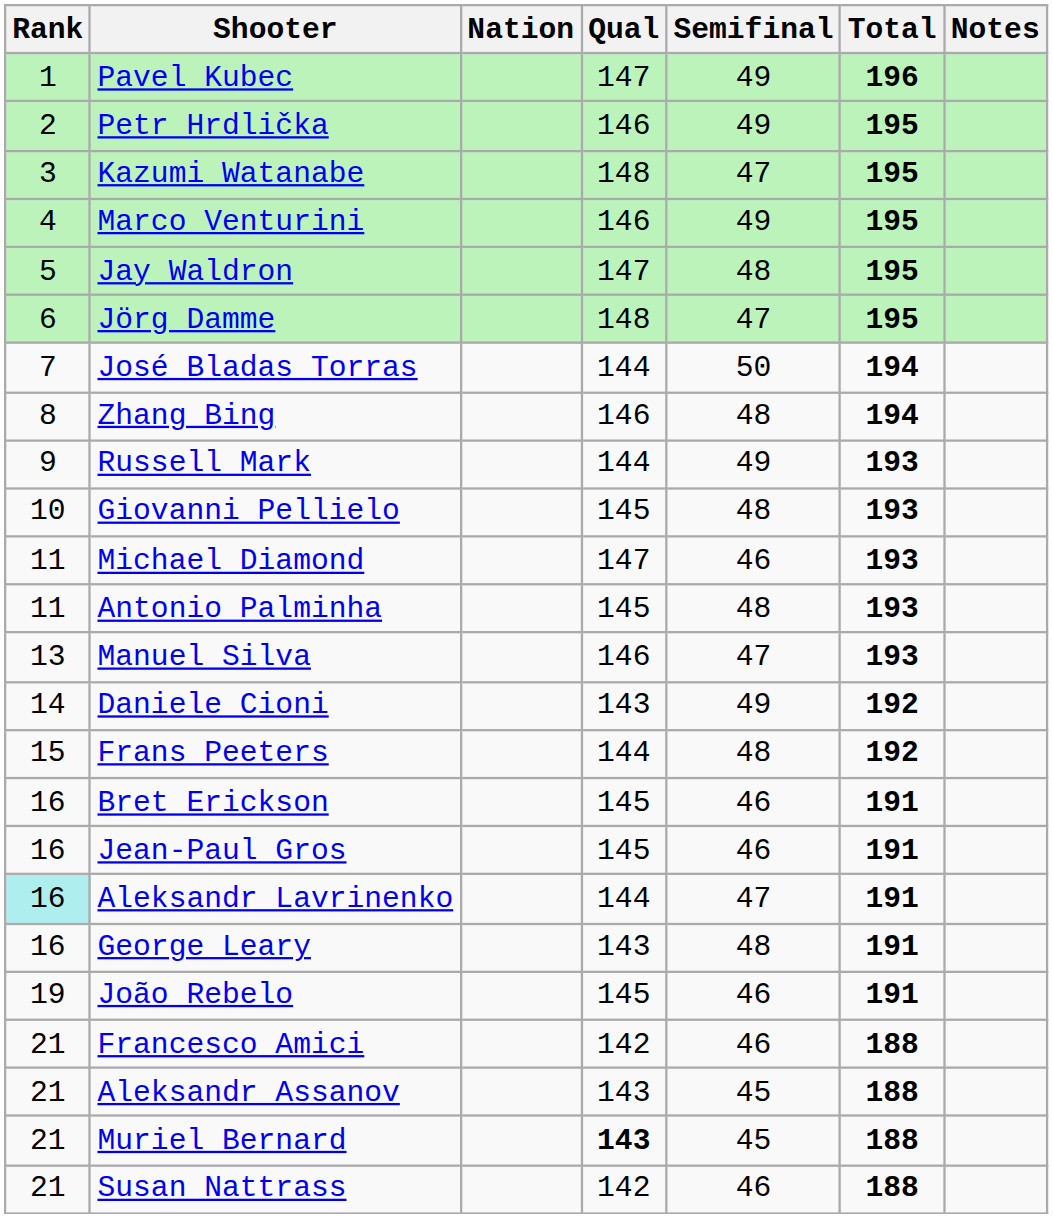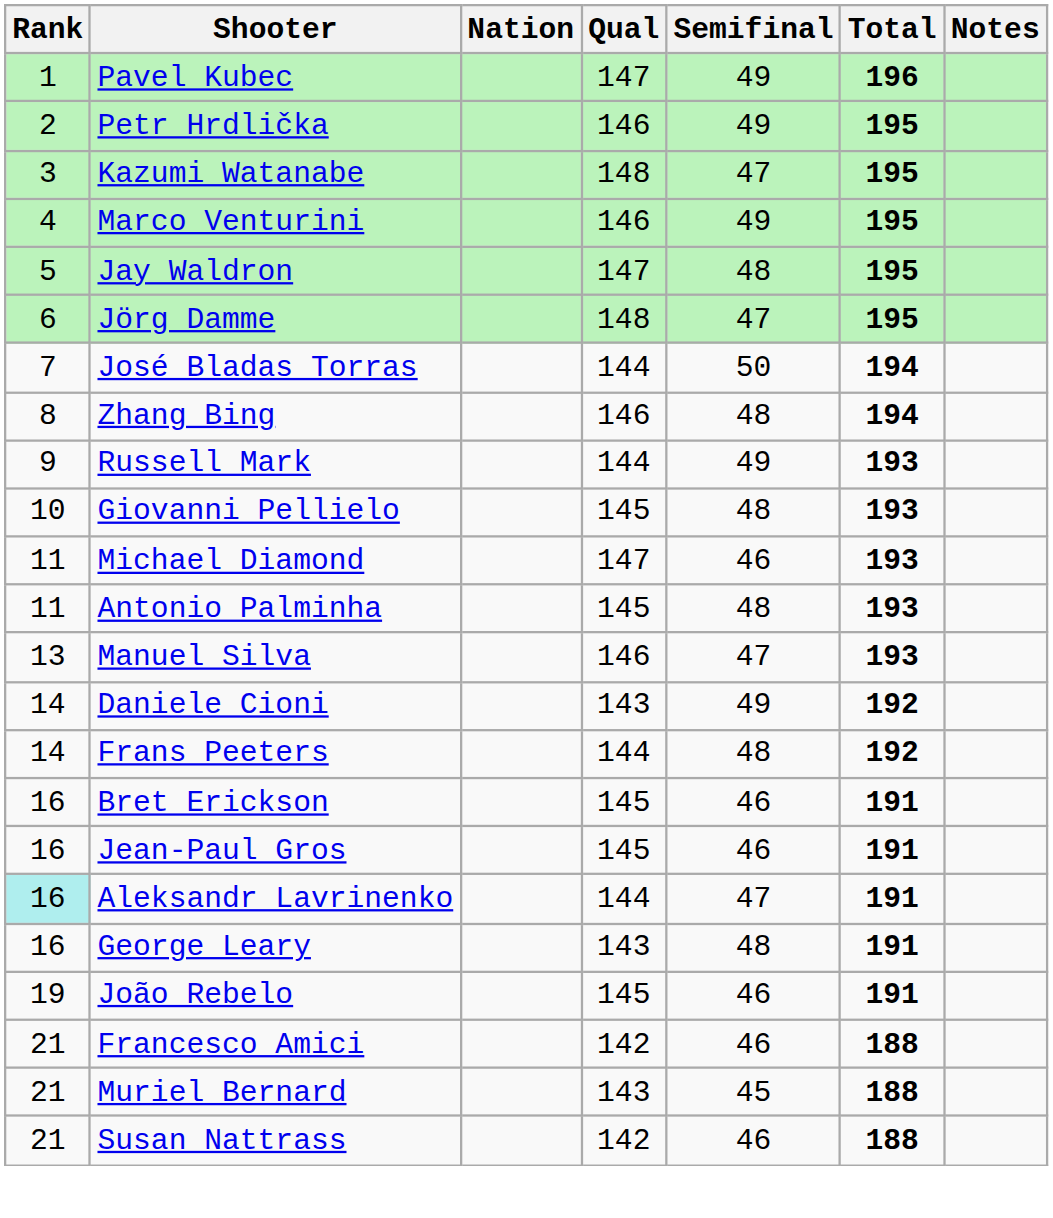(48, 754) 15 -> (48, 754) 14
- row: (249, 1092)
(624, 1140) bold -> (624, 1092) normal
